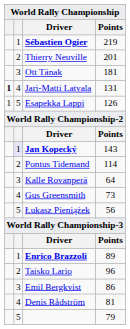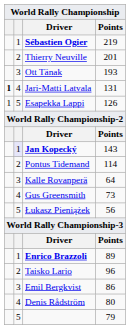(110, 72) 181 -> (110, 72) 193
(110, 301) 81 -> (110, 301) 80
